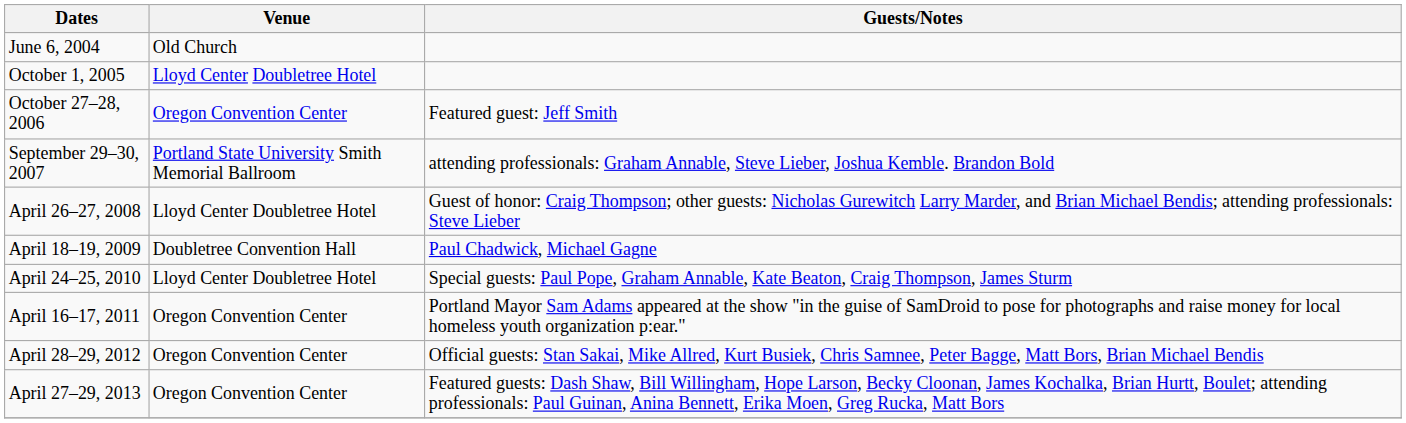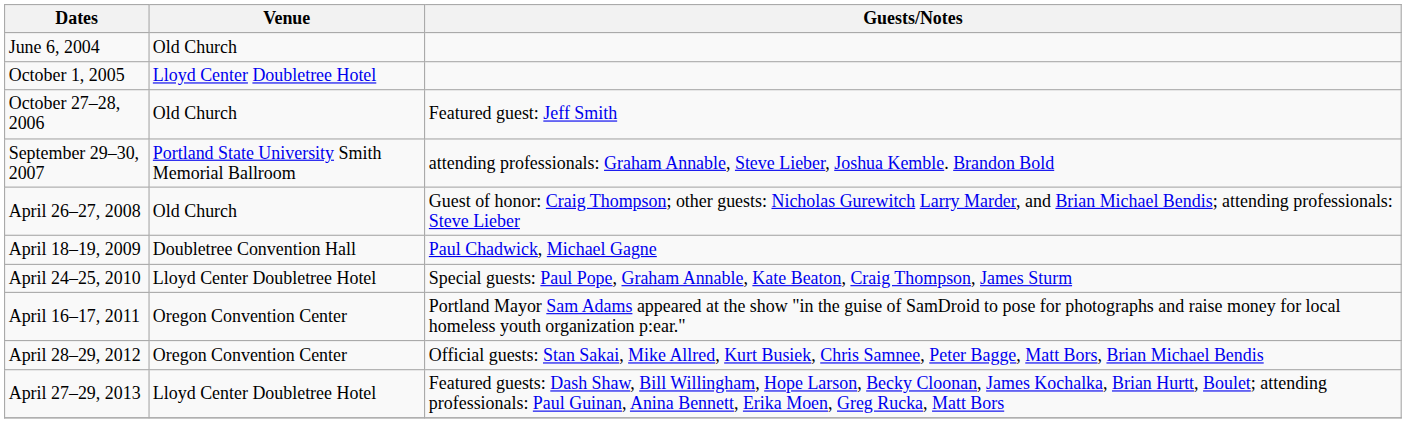(250, 114) Oregon Convention Center -> (195, 114) Old Church
(265, 211) Lloyd Center Doubletree Hotel -> (195, 211) Old Church
(250, 393) Oregon Convention Center -> (265, 393) Lloyd Center Doubletree Hotel
